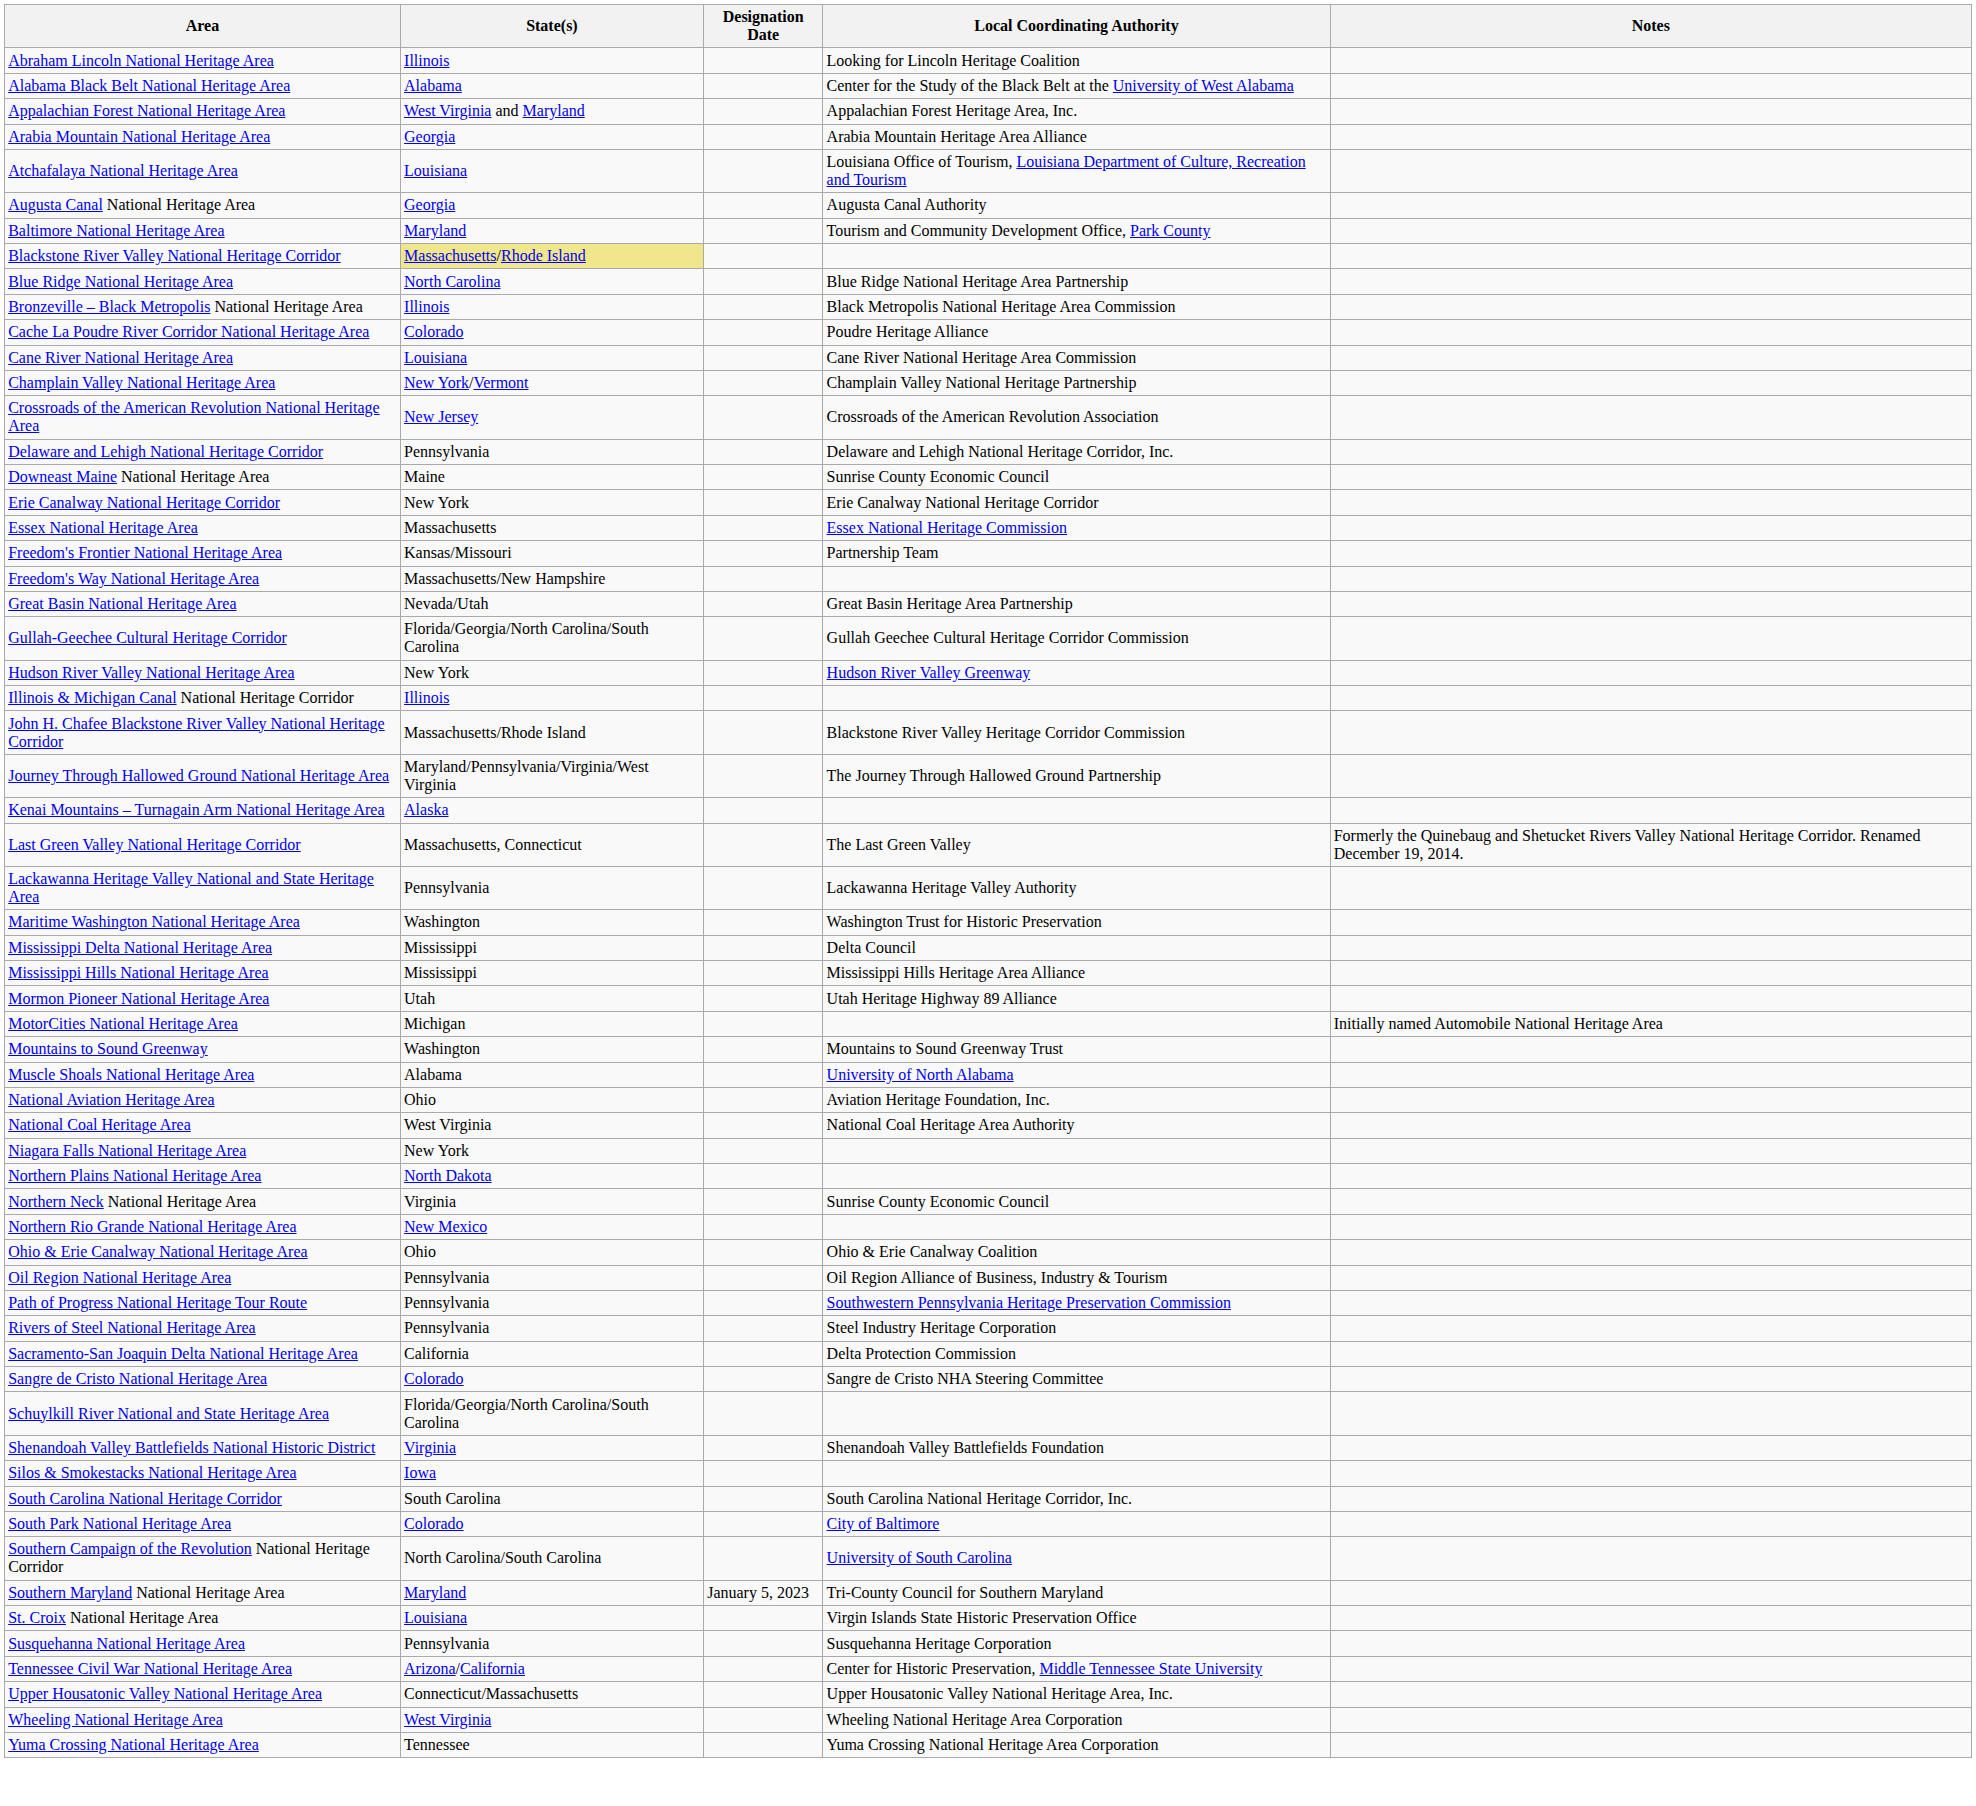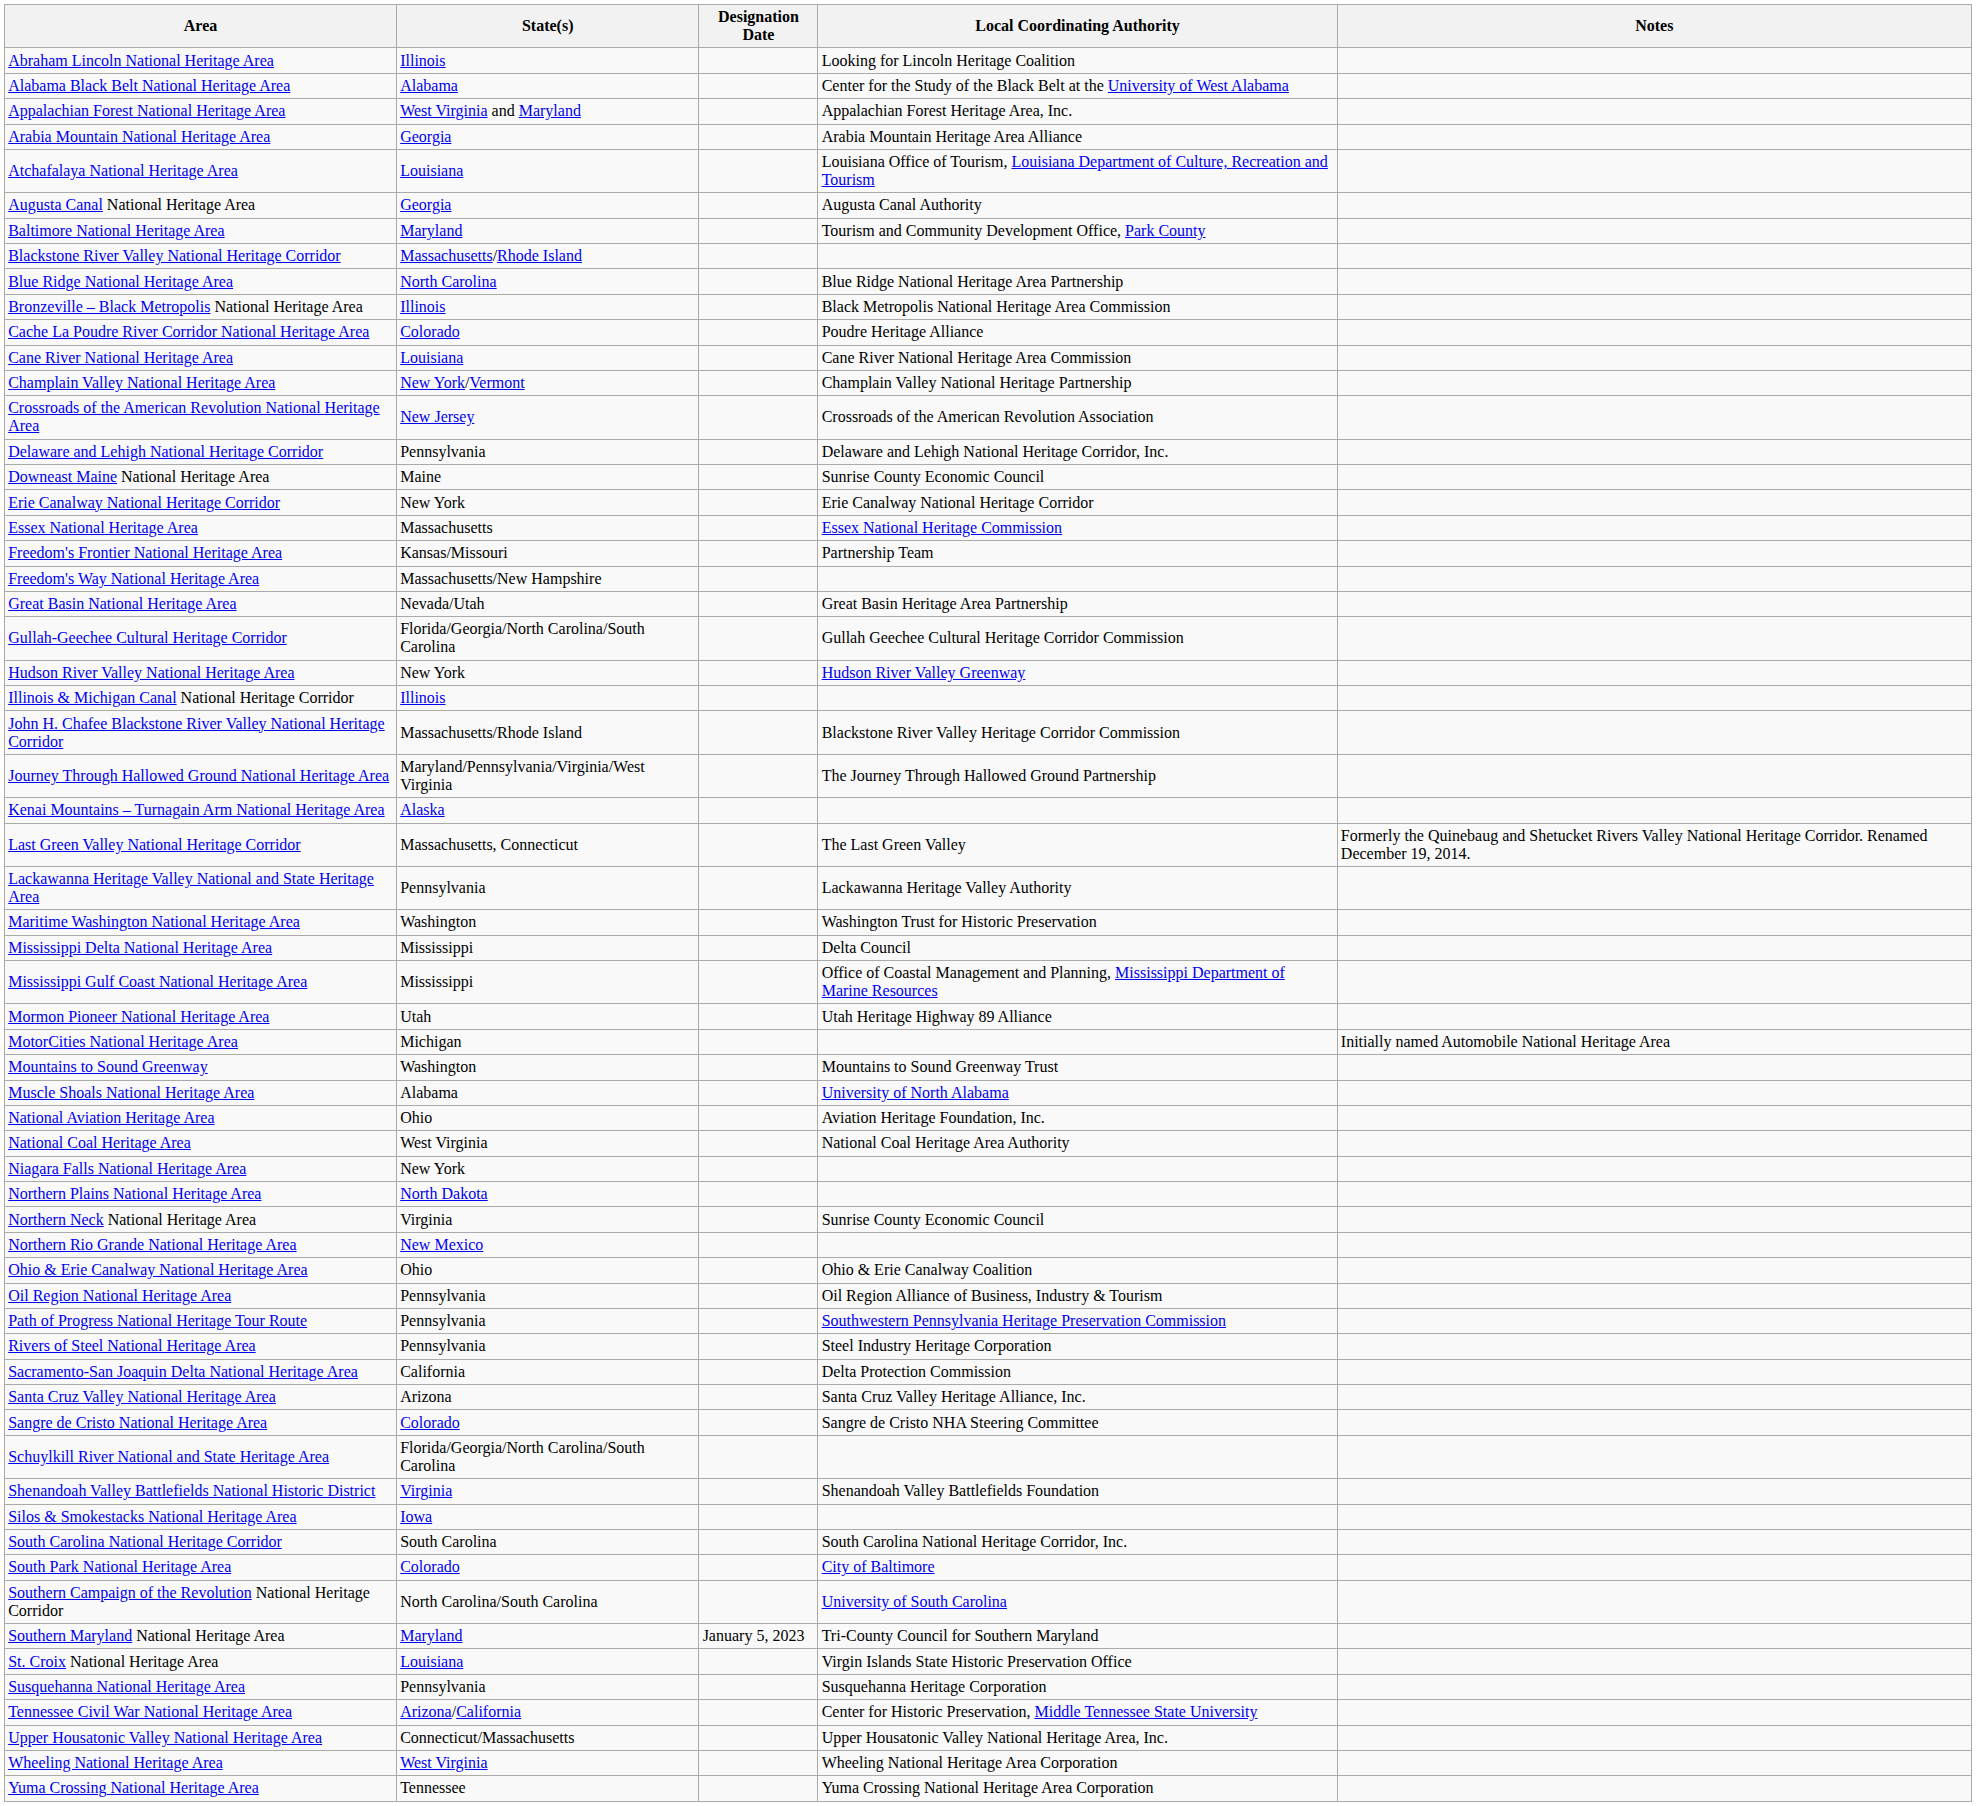(495, 256) khaki background -> (491, 256) no background
+ row: (158, 982)
- row: (138, 973)
+ row: (142, 1397)
